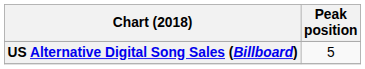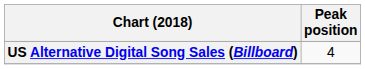(331, 52) 5 -> (331, 52) 4
